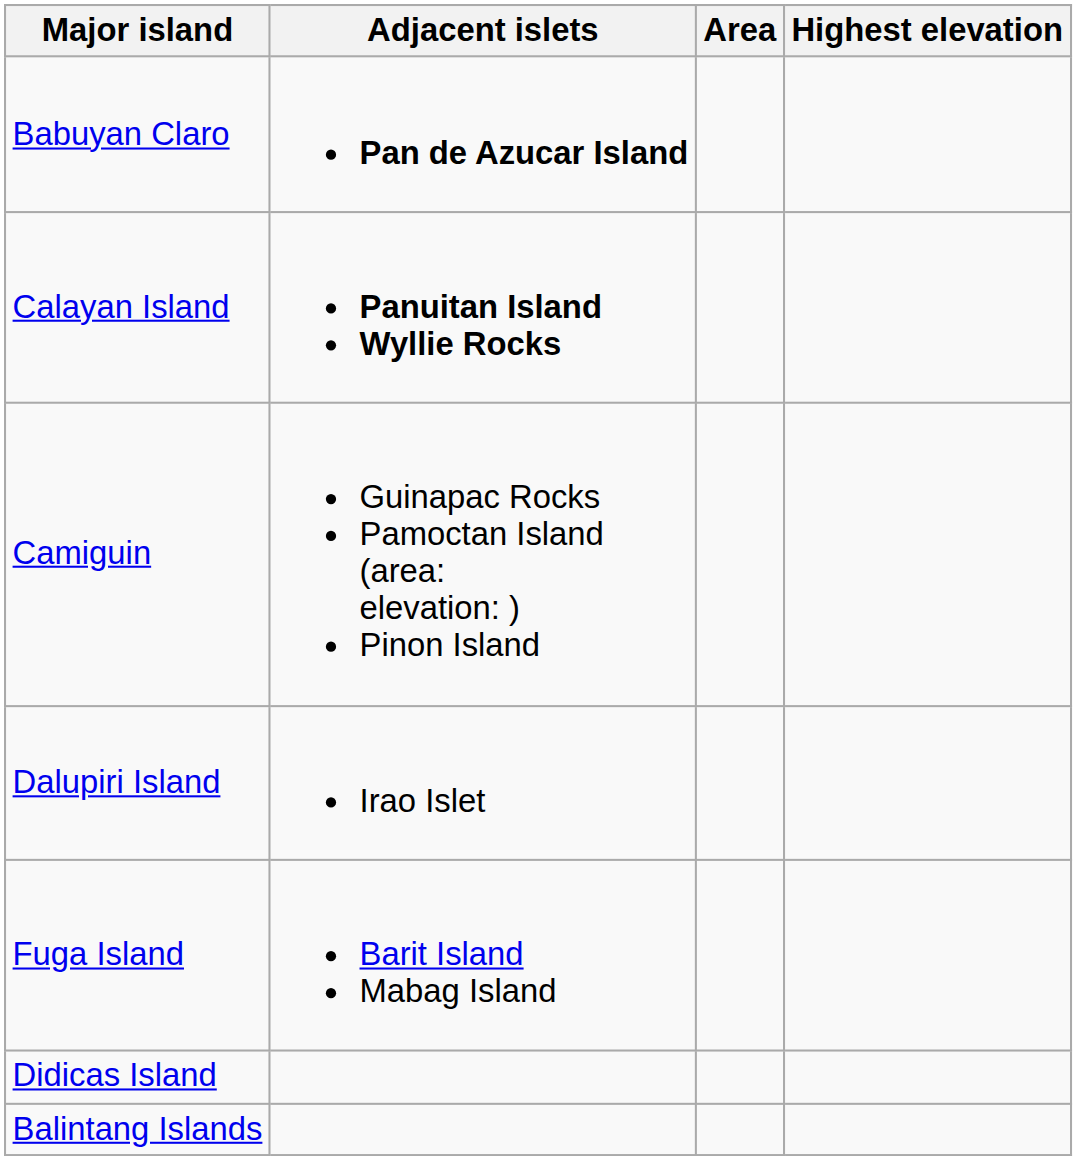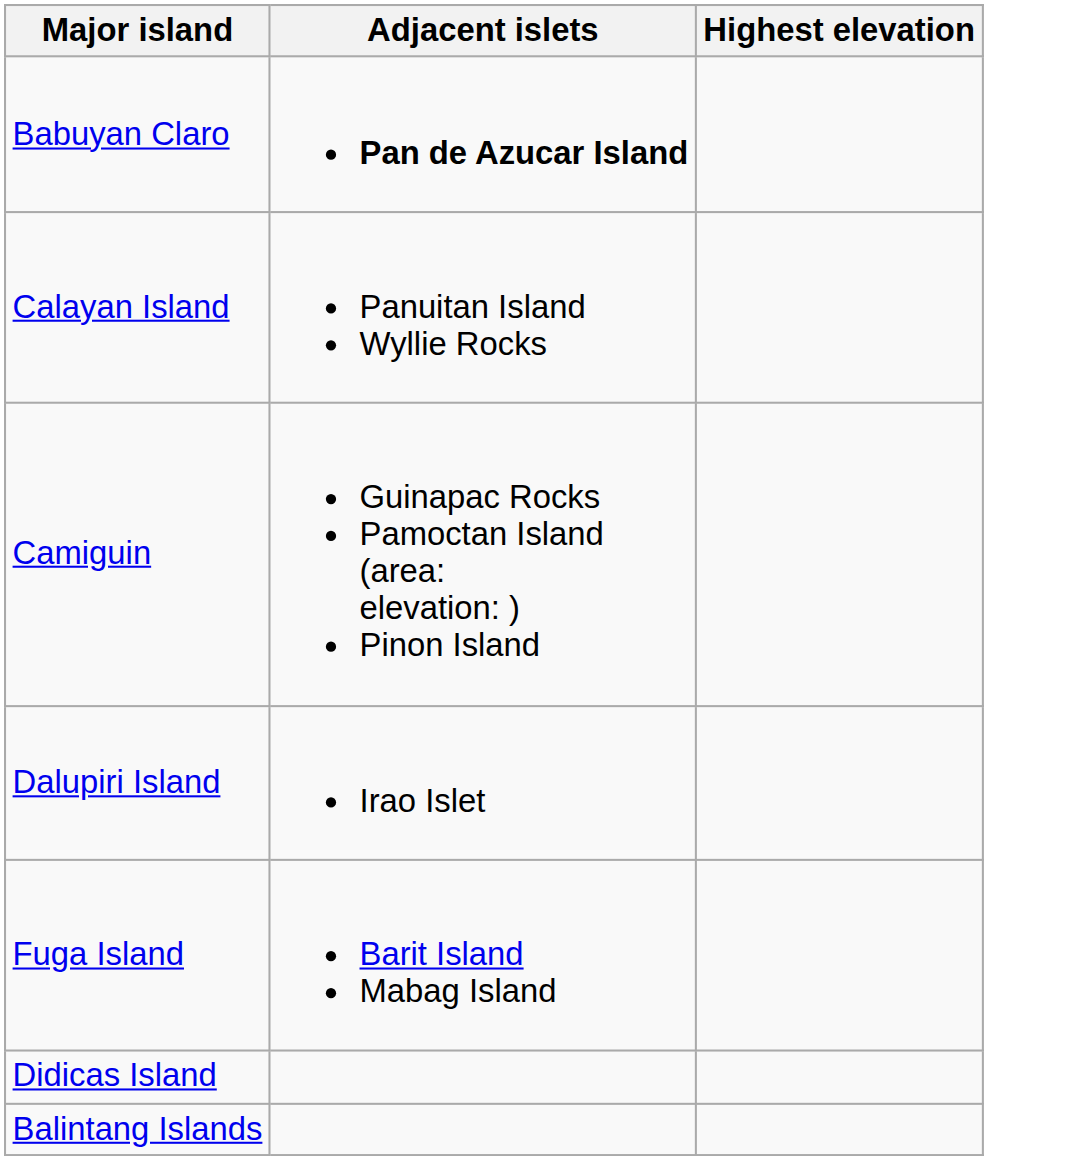- column: (740, 30)
(483, 326) bold -> (483, 326) normal
